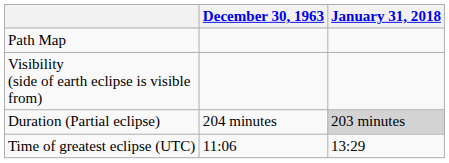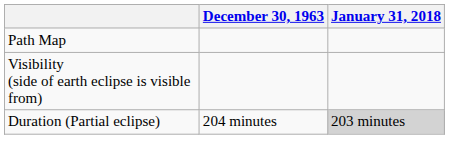- row: (102, 145)
